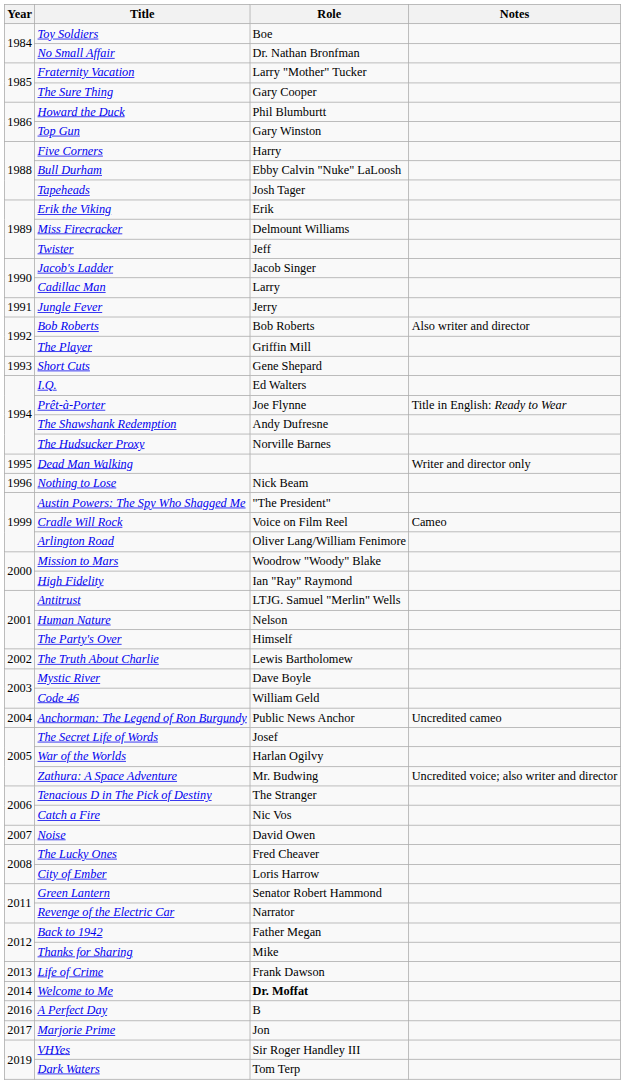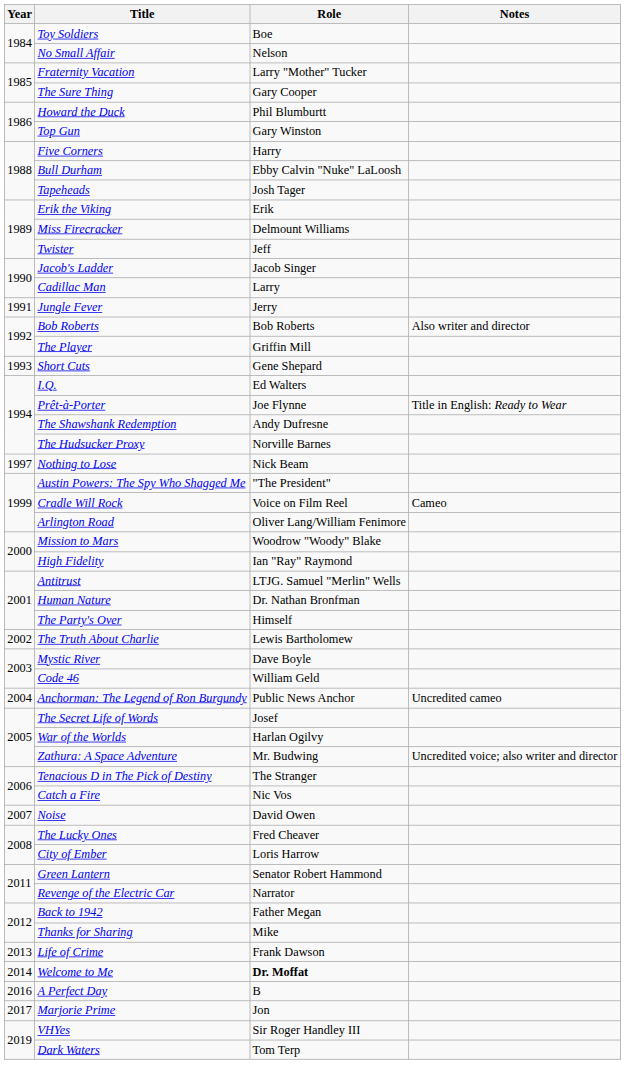(306, 53) Dr. Nathan Bronfman -> (270, 53) Nelson
- row: (85, 463)
(20, 483) 1996 -> (20, 463) 1997
(270, 619) Nelson -> (306, 600) Dr. Nathan Bronfman
